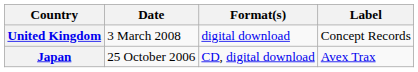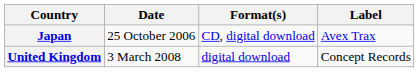rows swapped: (54, 56) <-> (54, 35)
